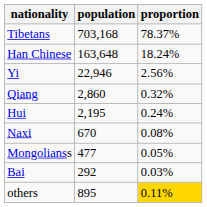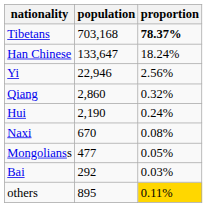(160, 34) normal -> (161, 34) bold
(98, 53) 163,648 -> (98, 53) 133,647
(92, 113) 2,195 -> (92, 113) 2,190
